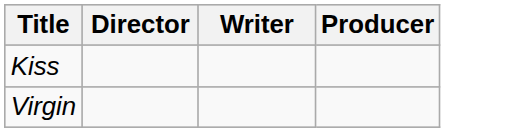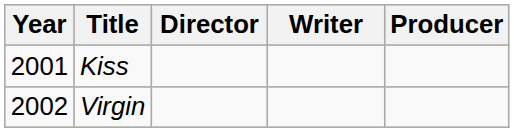+ column: (39, 24)
